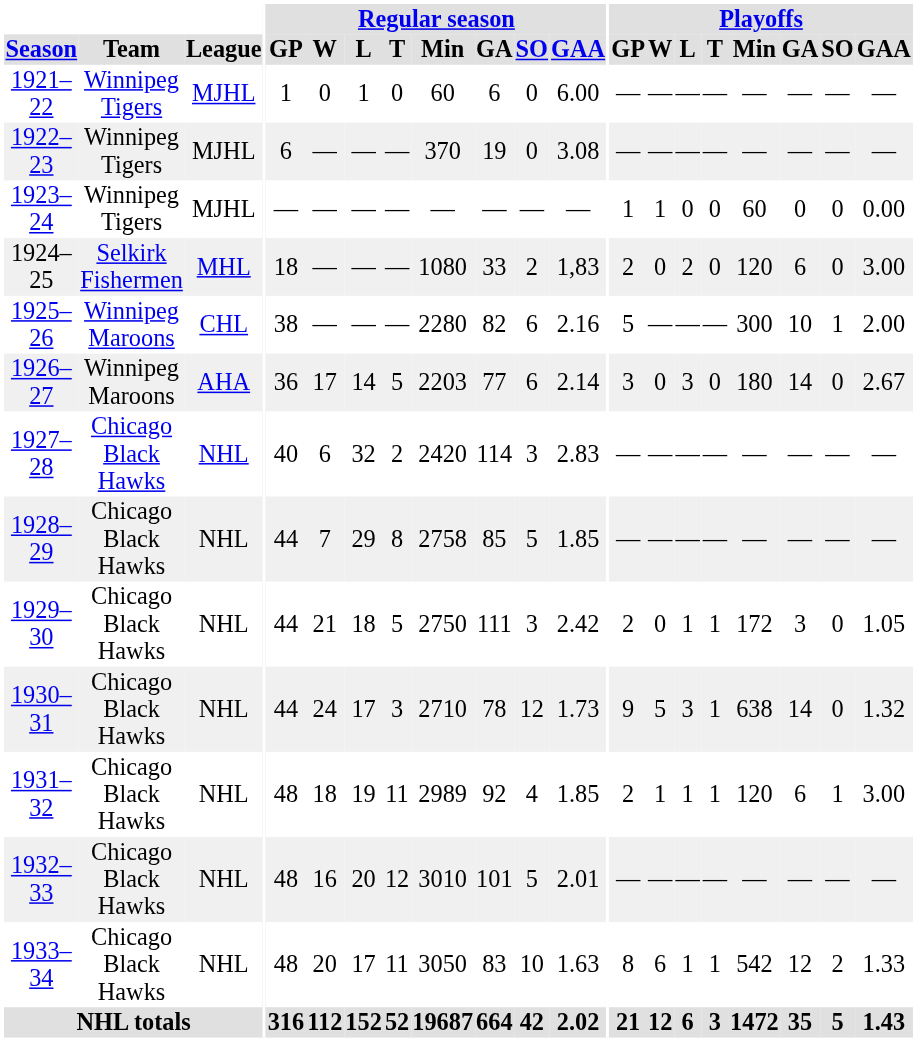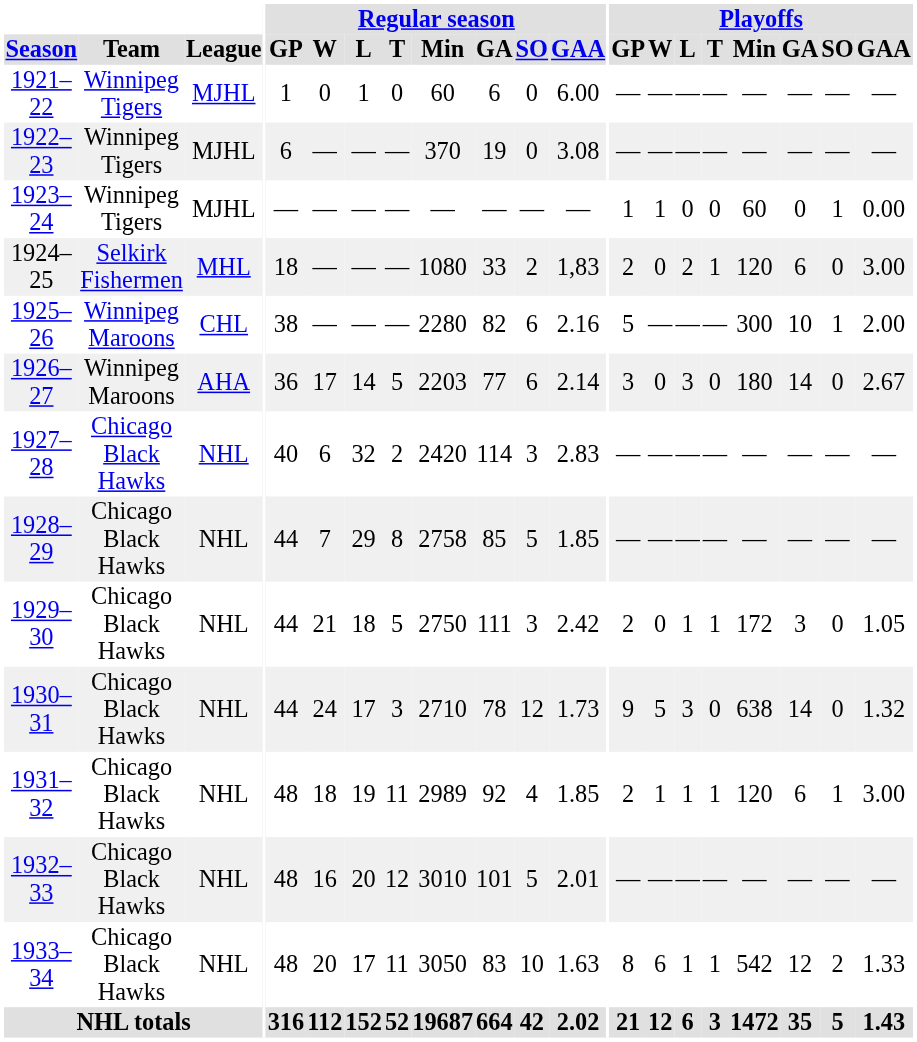(838, 208) 0 -> (838, 208) 1
(715, 266) 0 -> (715, 266) 1
(715, 709) 1 -> (715, 709) 0
